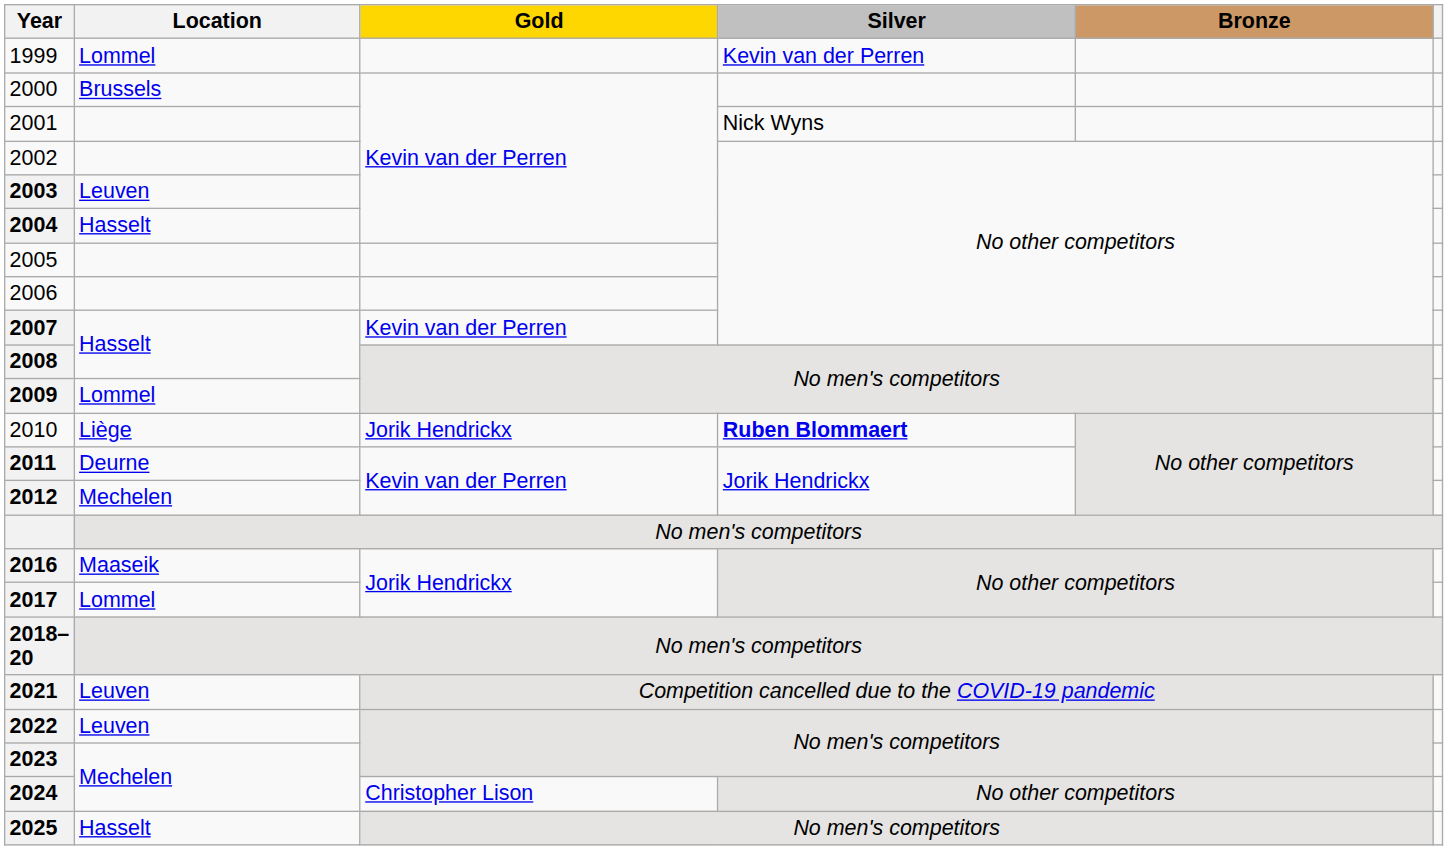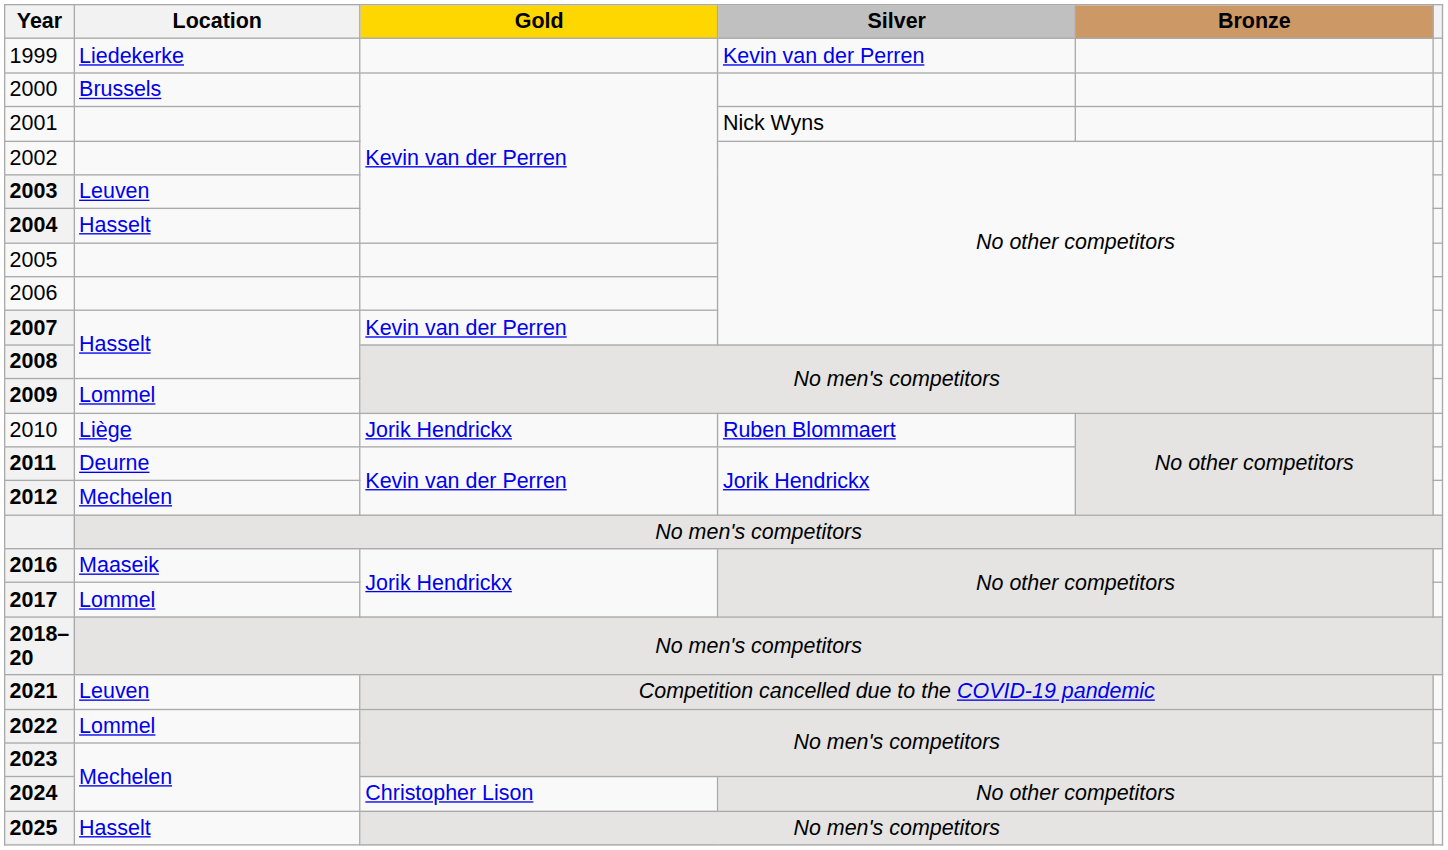(117, 55) Lommel -> (132, 55) Liedekerke
(815, 429) bold -> (809, 429) normal
(114, 725) Leuven -> (117, 725) Lommel
